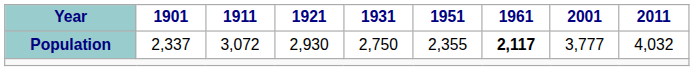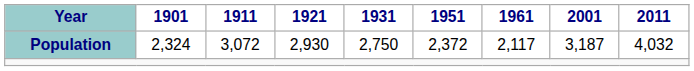(171, 44) 2,337 -> (171, 44) 2,324
(448, 44) 2,355 -> (448, 44) 2,372
(516, 44) bold -> (516, 44) normal
(585, 44) 3,777 -> (585, 44) 3,187
